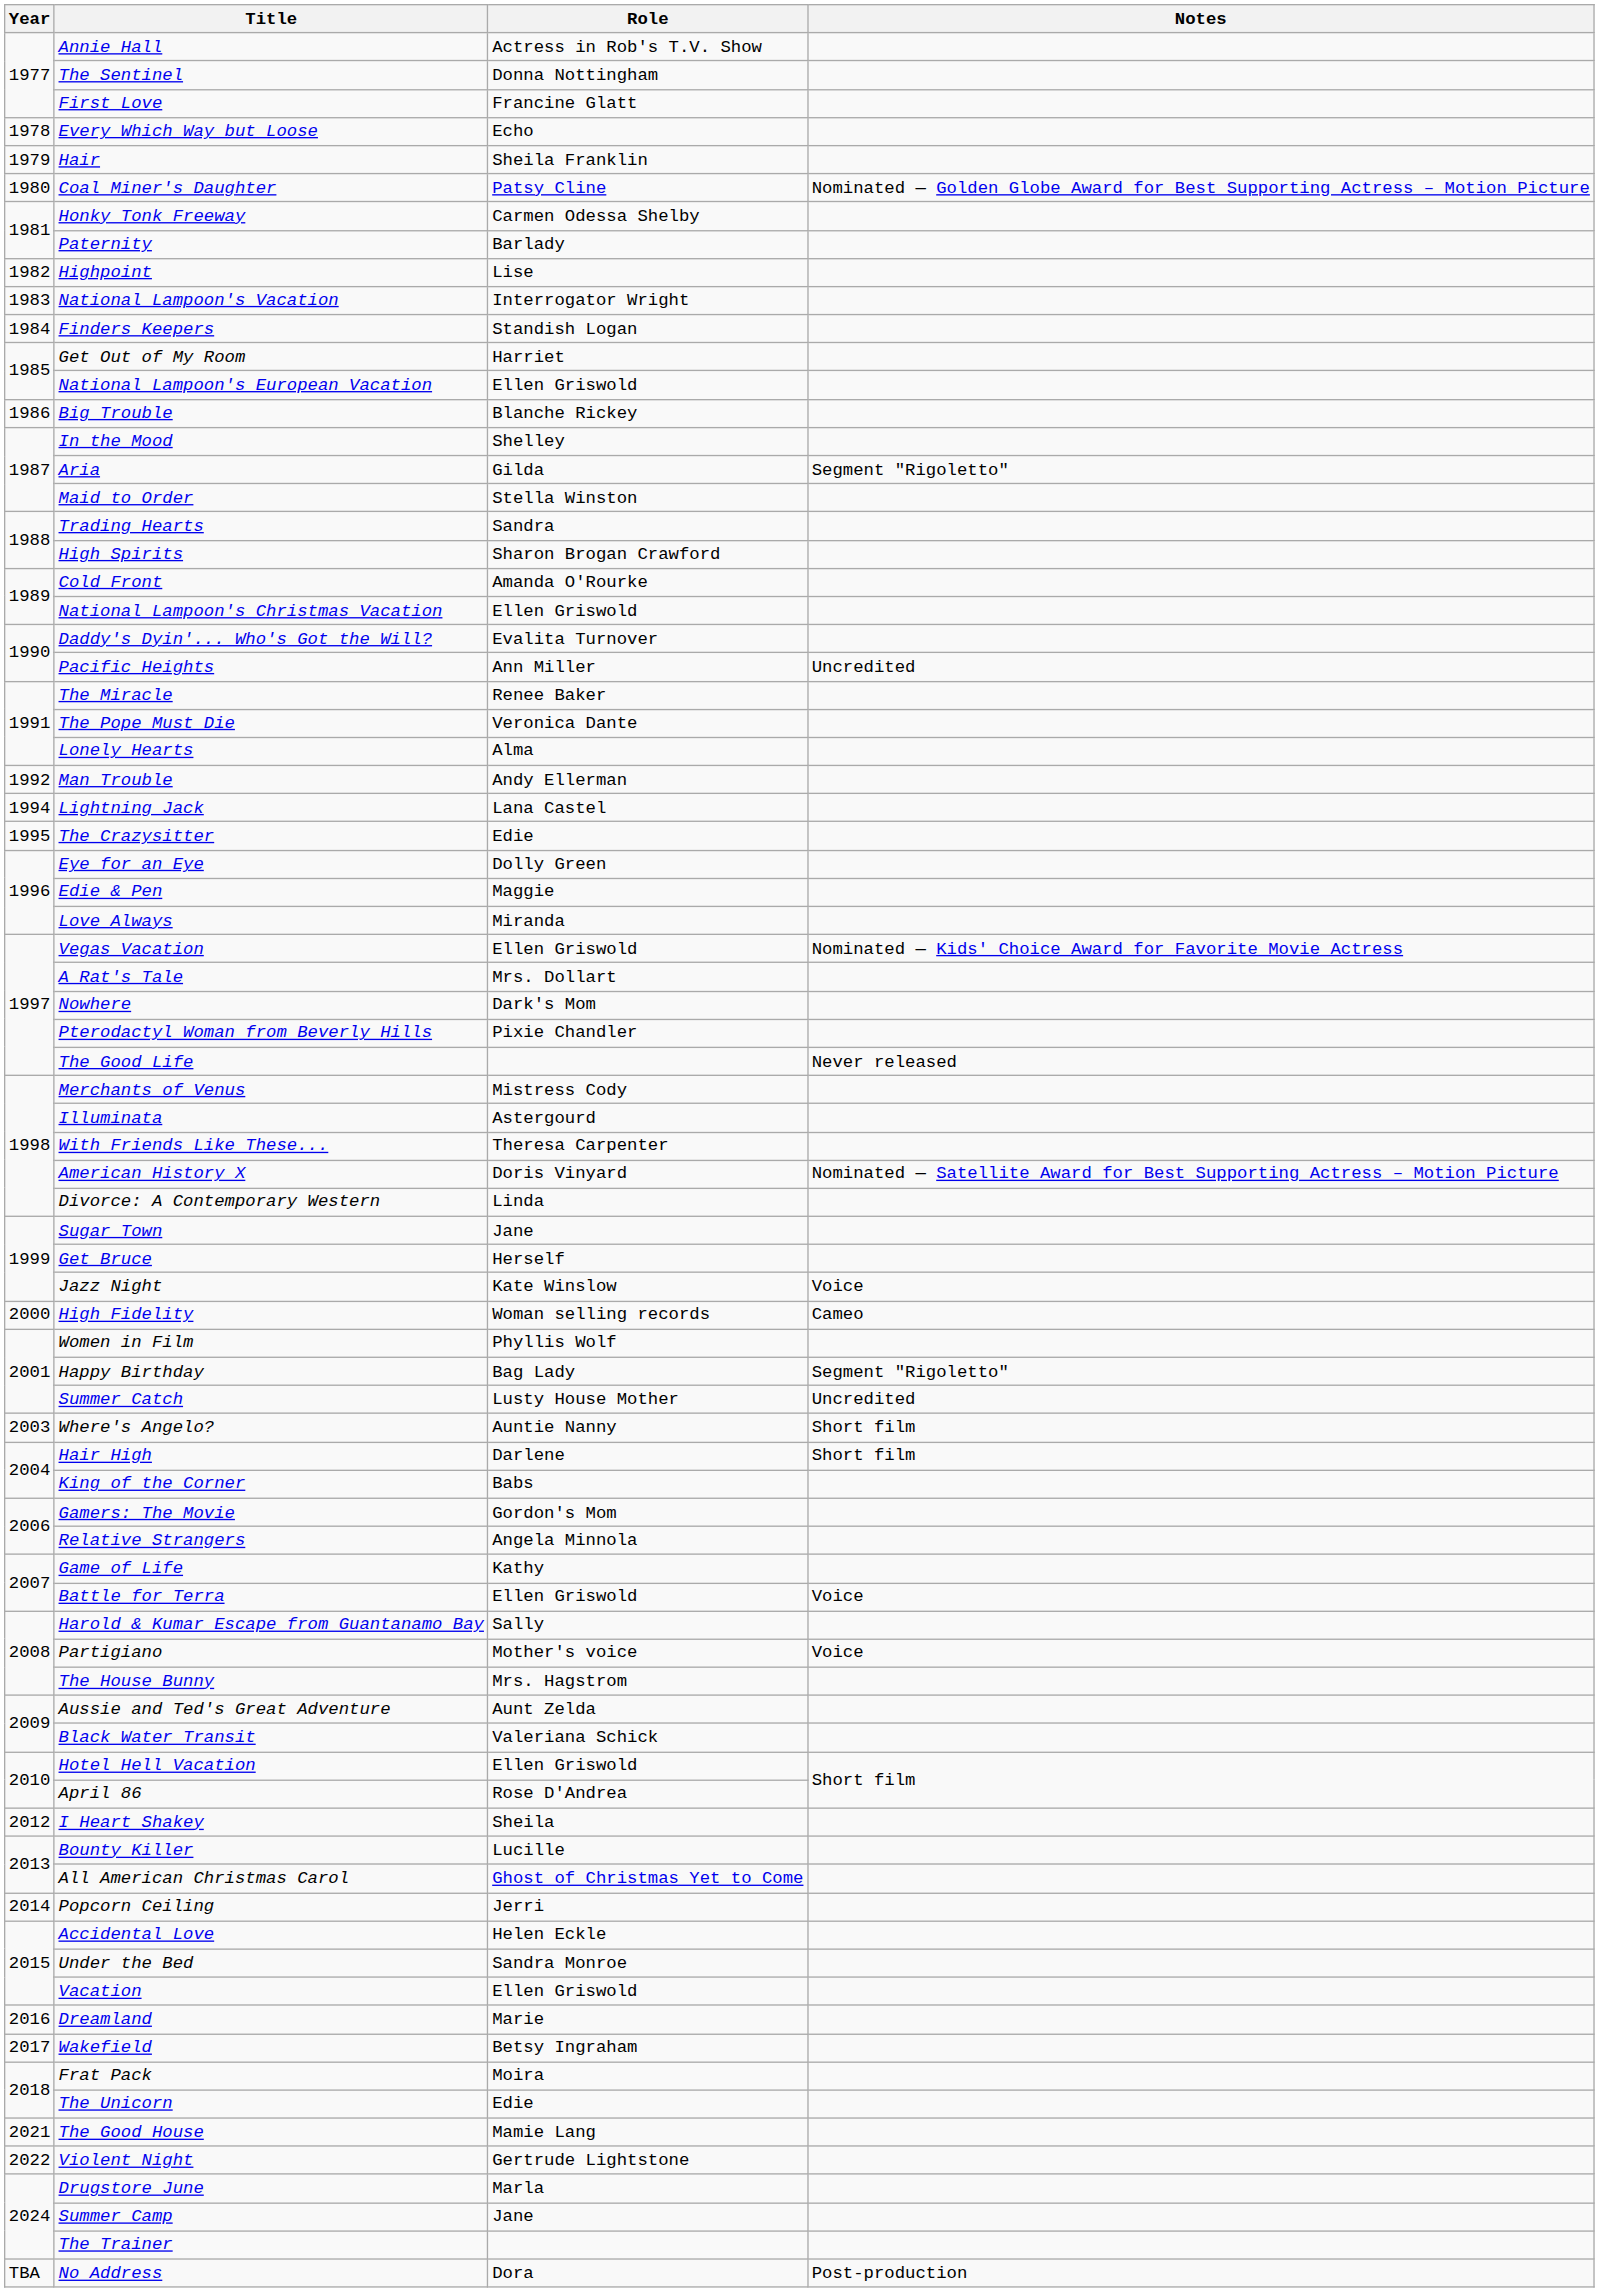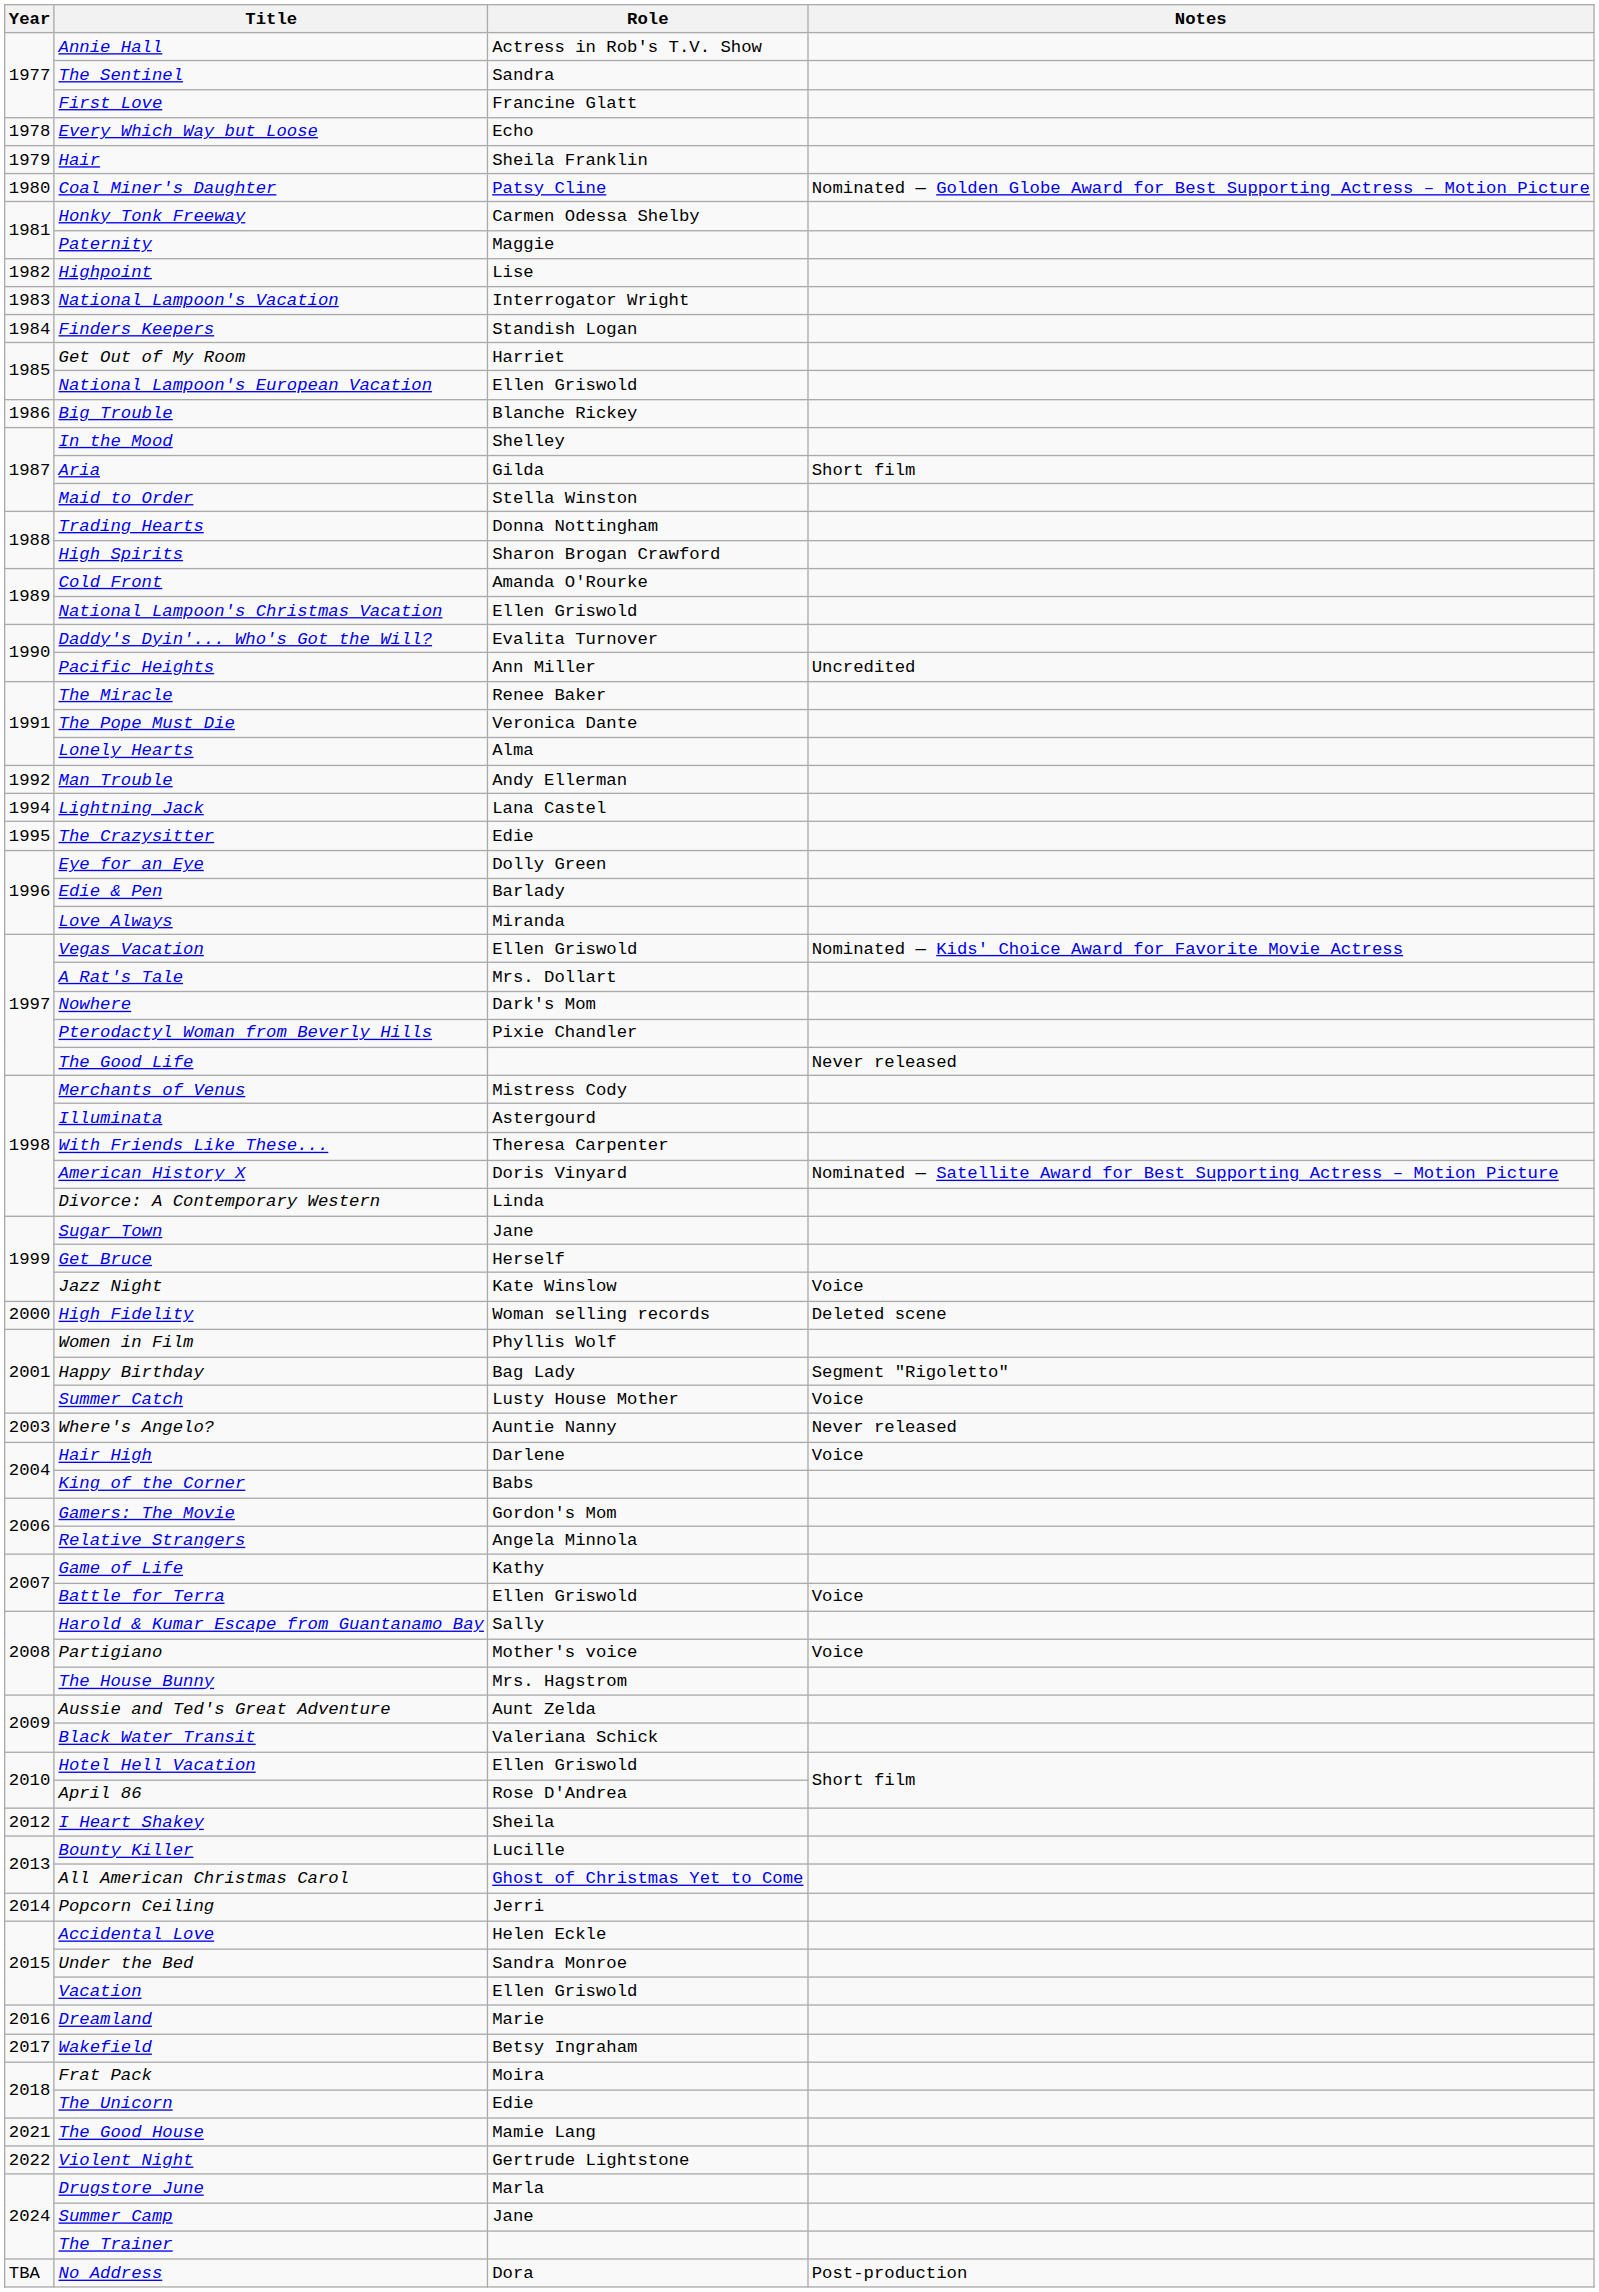(575, 75) Donna Nottingham -> (523, 75) Sandra
(528, 244) Barlady -> (523, 244) Maggie
(910, 470) Segment "Rigoletto" -> (864, 470) Short film
(523, 526) Sandra -> (575, 526) Donna Nottingham
(523, 892) Maggie -> (528, 892) Barlady
(838, 1315) Cameo -> (879, 1315) Deleted scene
(864, 1400) Uncredited -> (838, 1400) Voice
(864, 1428) Short film -> (884, 1428) Never released
(864, 1456) Short film -> (838, 1456) Voice
